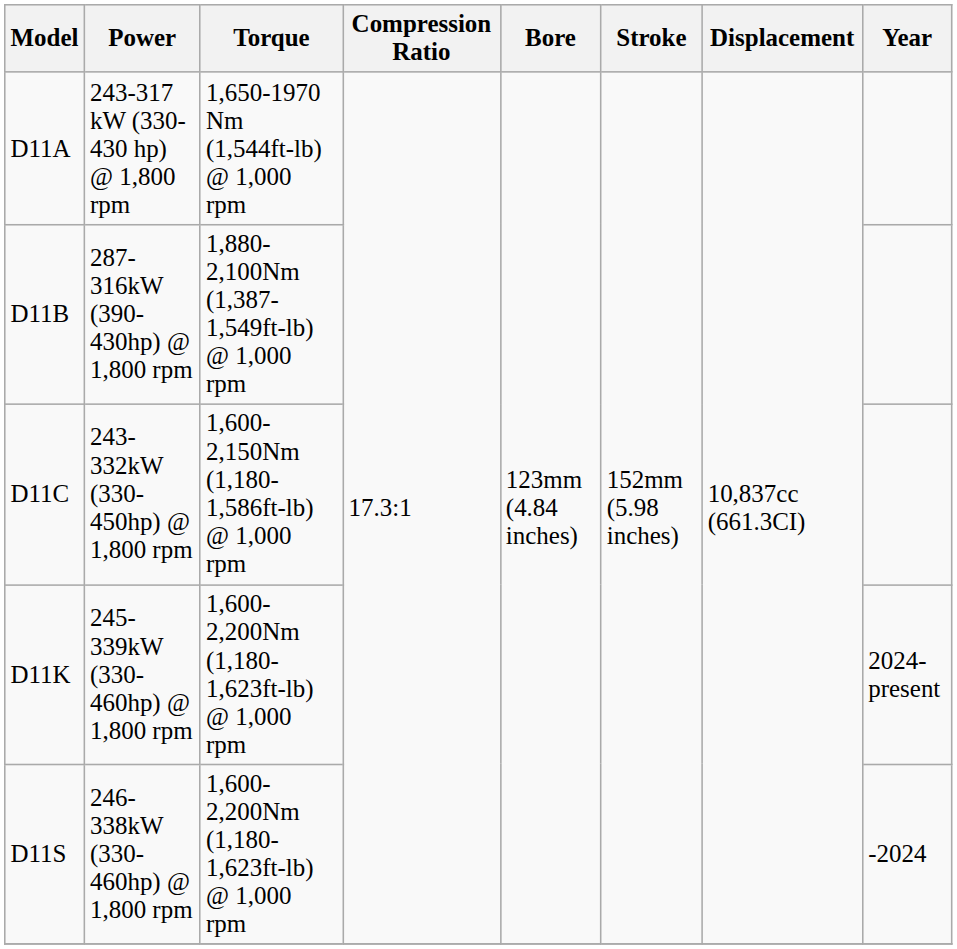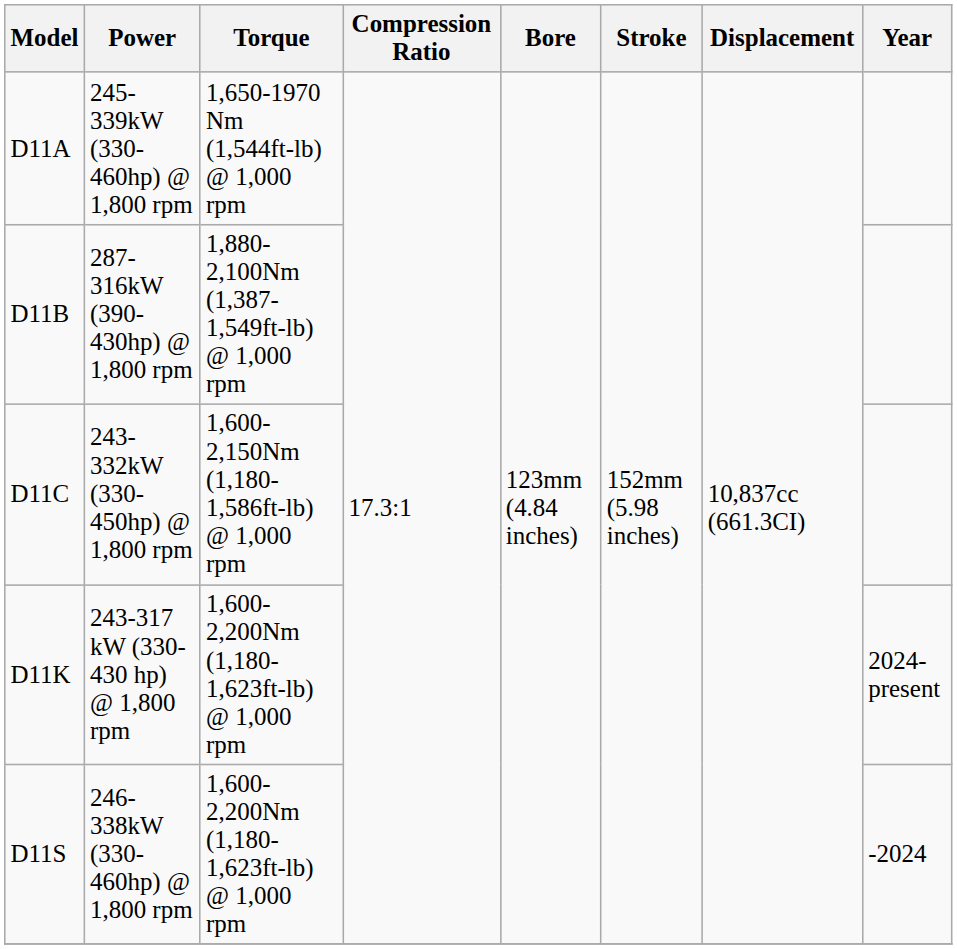(138, 148) 243-317 kW (330-430 hp) @ 1,800 rpm -> (141, 148) 245-339kW (330-460hp) @ 1,800 rpm
(141, 674) 245-339kW (330-460hp) @ 1,800 rpm -> (138, 674) 243-317 kW (330-430 hp) @ 1,800 rpm
